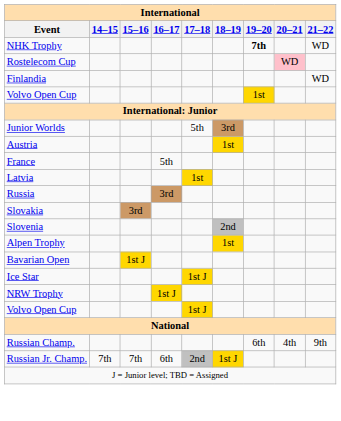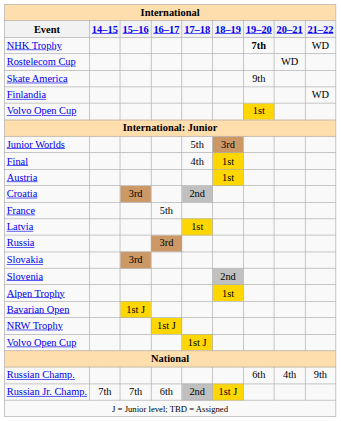(290, 62) pink background -> (290, 62) no background
+ row: (37, 78)
+ row: (17, 161)
+ row: (22, 194)
- row: (23, 276)
